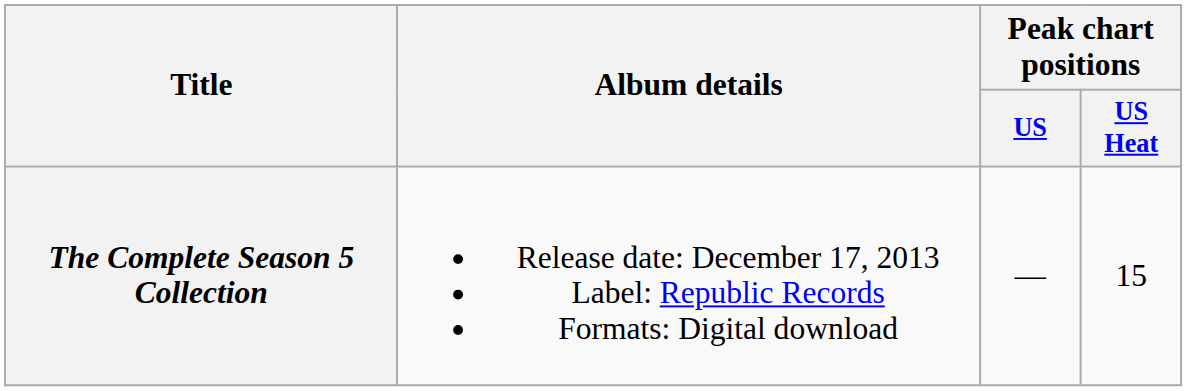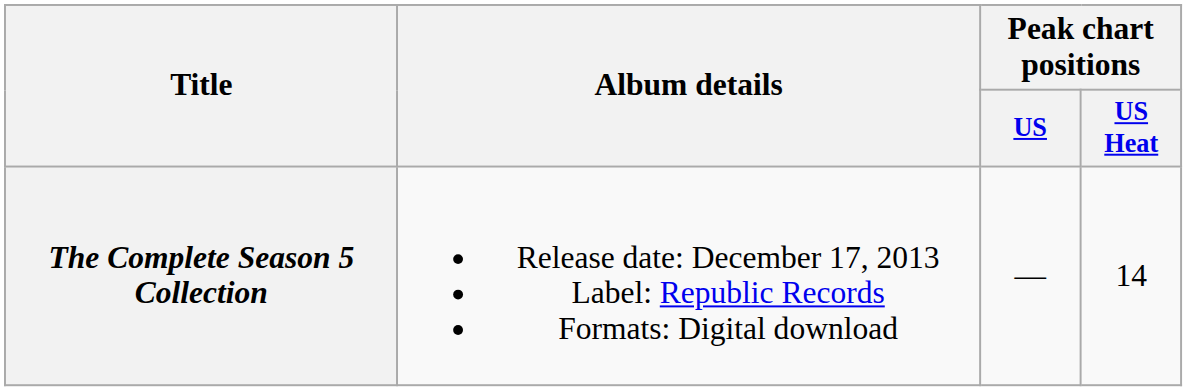(1131, 275) 15 -> (1131, 275) 14
